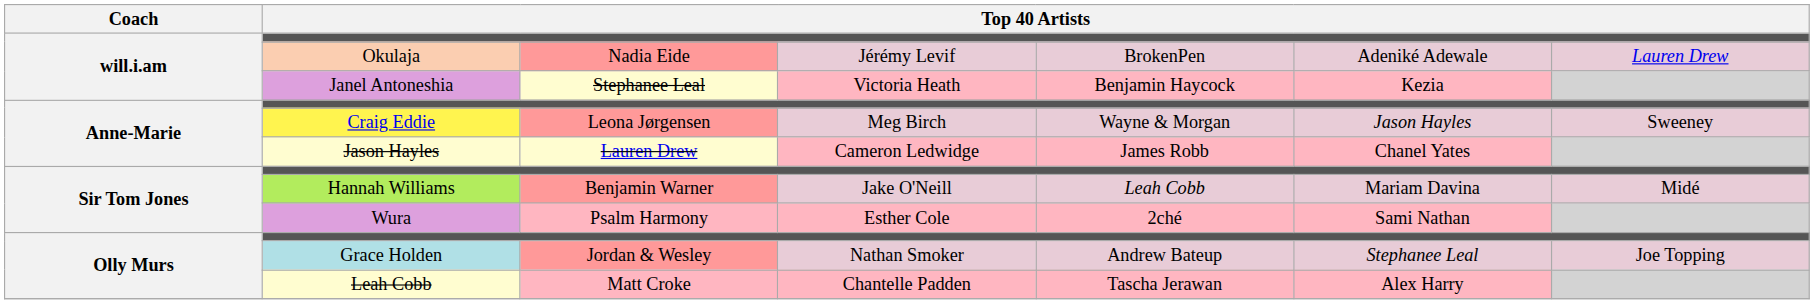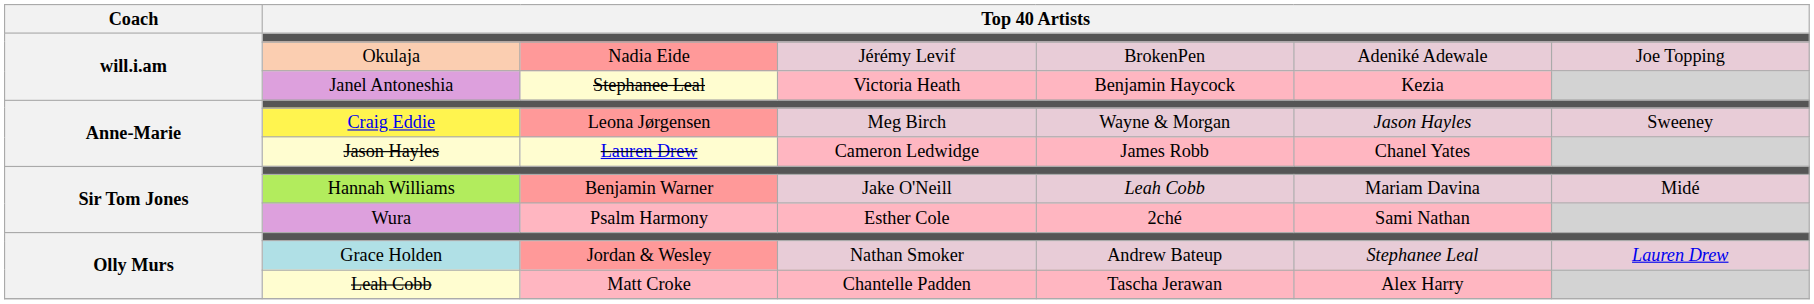(1680, 56) Lauren Drew -> (1680, 56) Joe Topping
(1680, 255) Joe Topping -> (1680, 255) Lauren Drew
